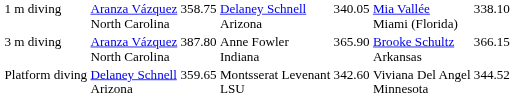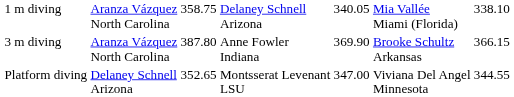(352, 41) 365.90 -> (352, 41) 369.90
(199, 74) 359.65 -> (199, 74) 352.65
(352, 74) 342.60 -> (352, 74) 347.00
(492, 74) 344.52 -> (492, 74) 344.55
